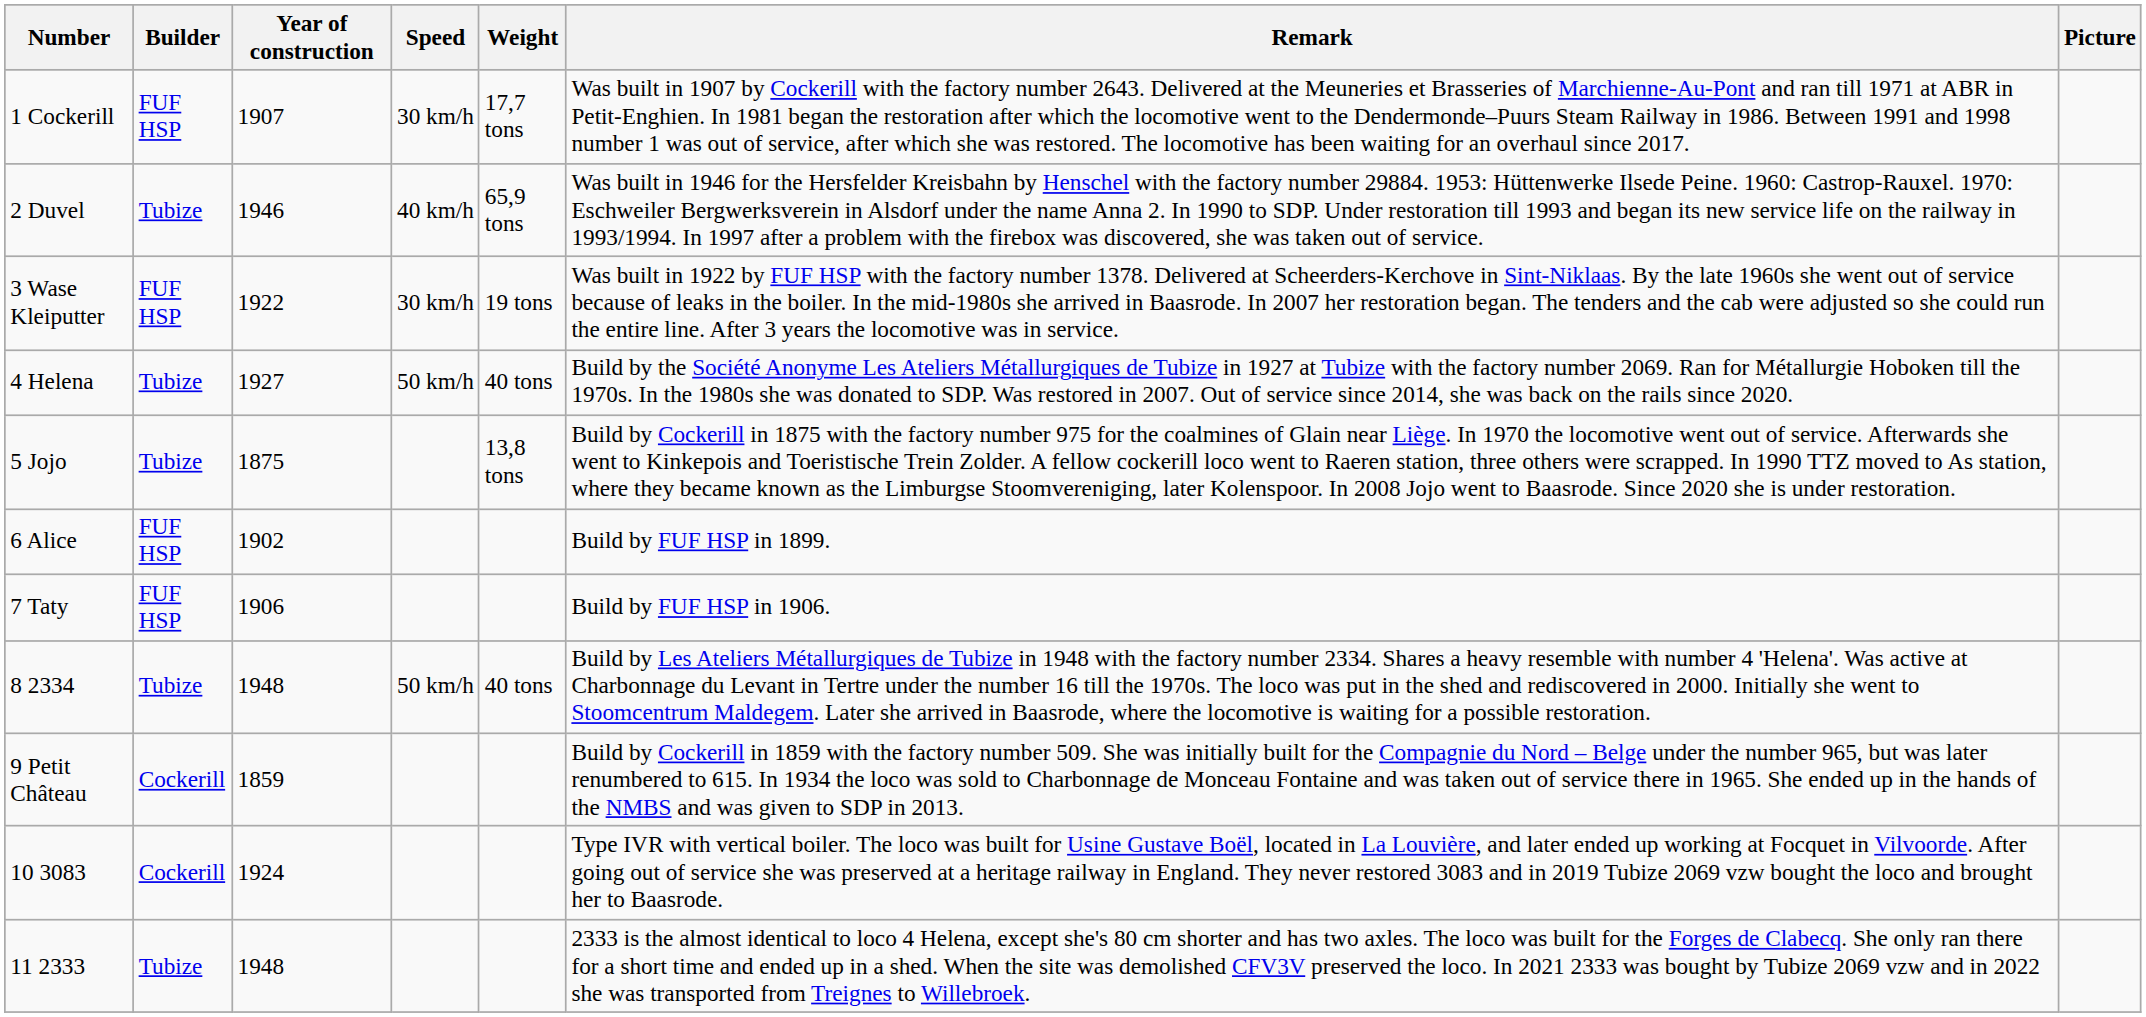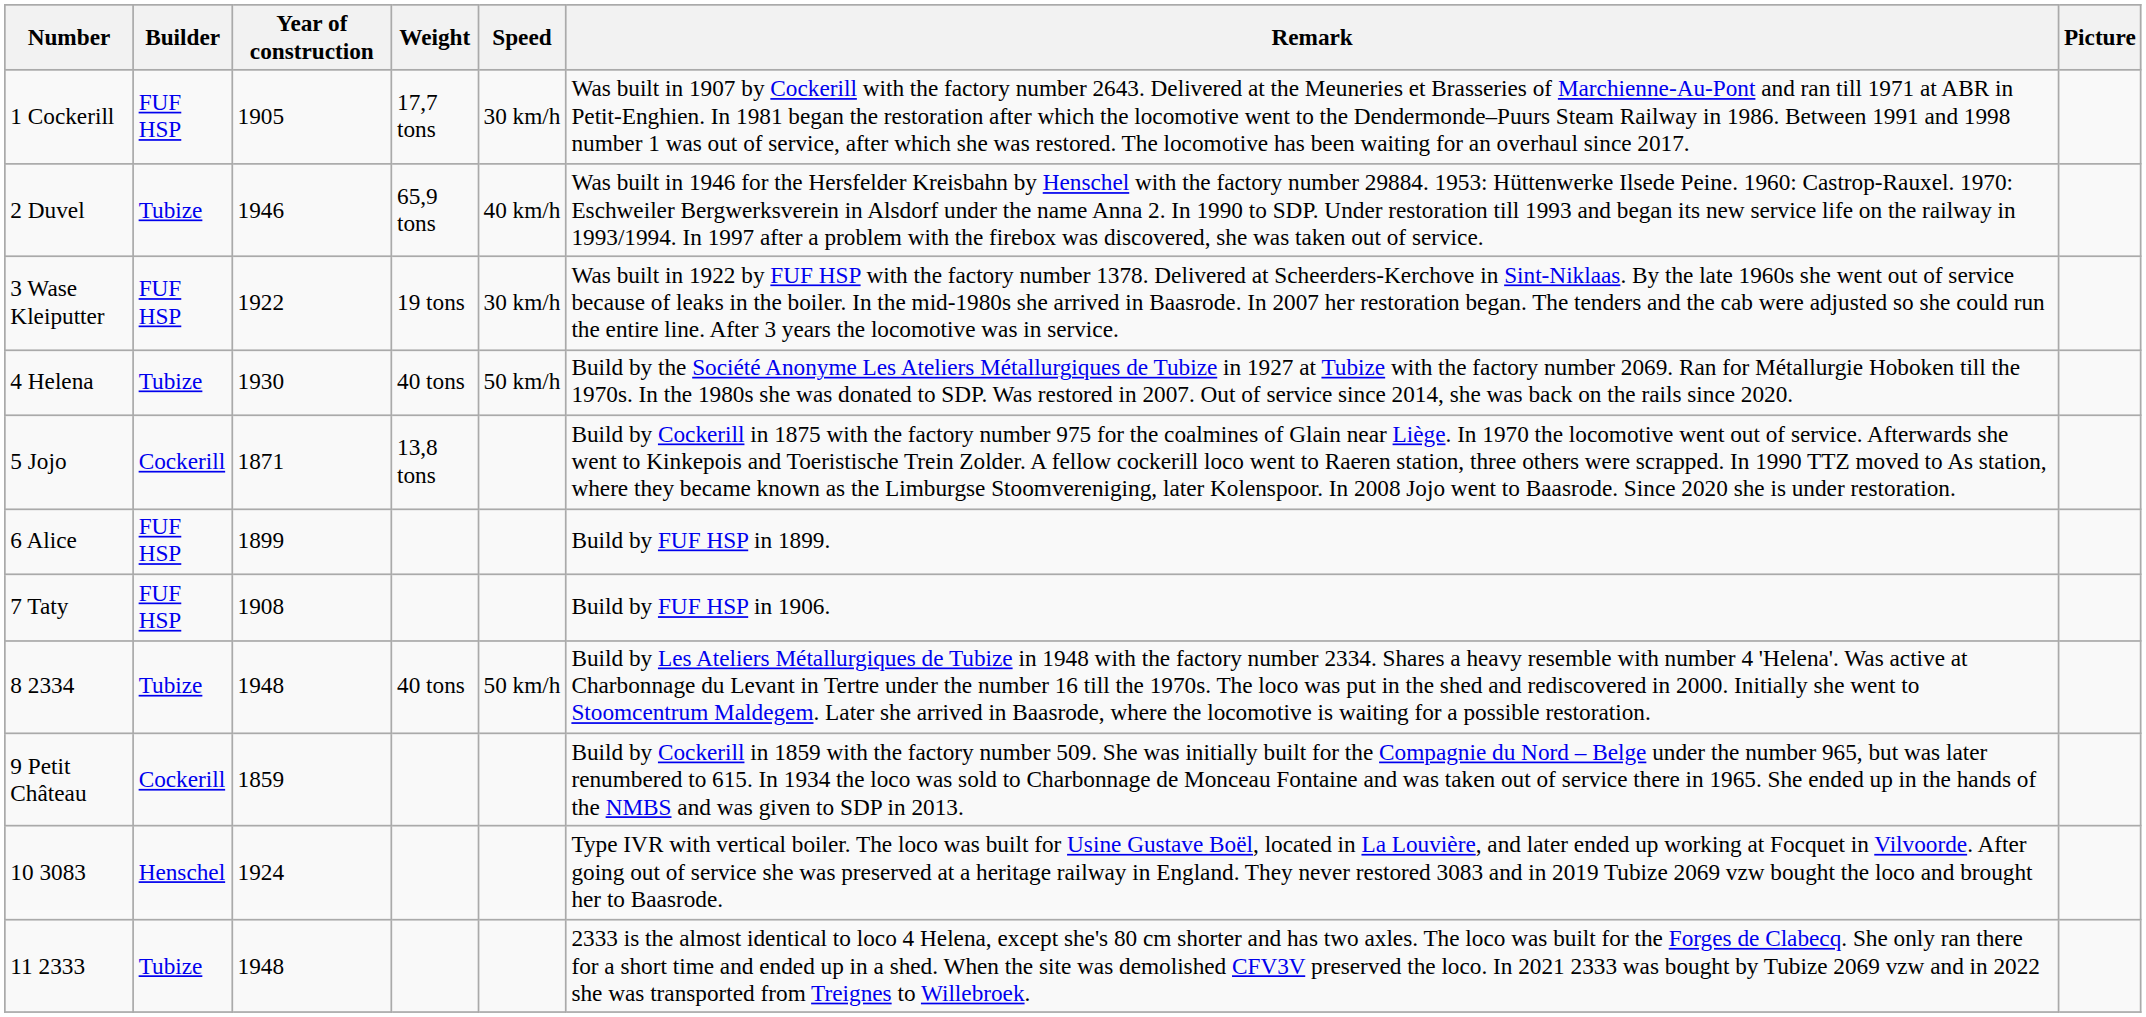columns swapped: (435, 36) <-> (523, 36)
(261, 116) 1907 -> (261, 116) 1905
(261, 381) 1927 -> (261, 381) 1930
(170, 461) Tubize -> (182, 461) Cockerill
(261, 461) 1875 -> (261, 461) 1871
(261, 540) 1902 -> (261, 540) 1899
(261, 606) 1906 -> (261, 606) 1908
(182, 872) Cockerill -> (182, 872) Henschel
